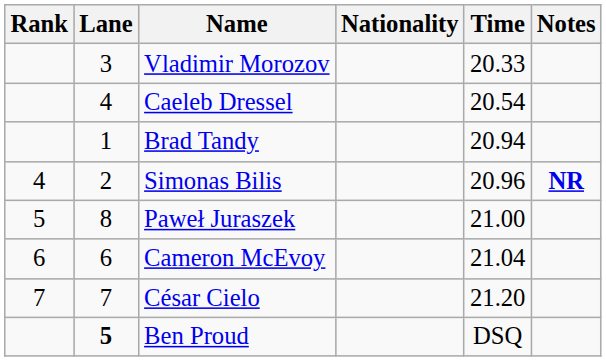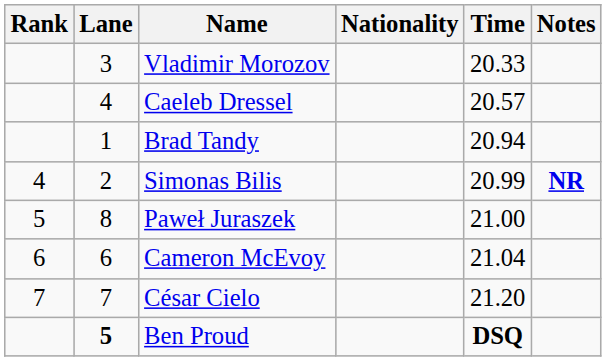(498, 102) 20.54 -> (498, 102) 20.57
(498, 180) 20.96 -> (498, 180) 20.99
(498, 336) normal -> (498, 336) bold
